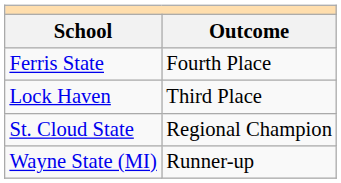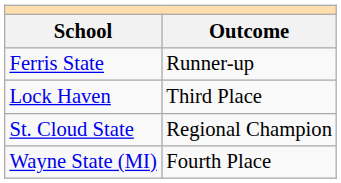(219, 63) Fourth Place -> (210, 63) Runner-up
(210, 161) Runner-up -> (219, 161) Fourth Place
